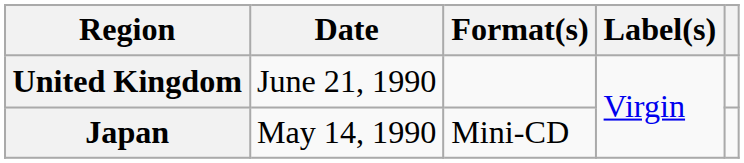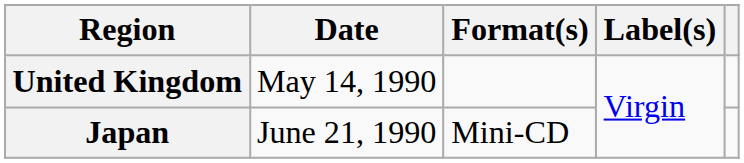(347, 81) June 21, 1990 -> (347, 81) May 14, 1990
(347, 132) May 14, 1990 -> (347, 132) June 21, 1990
